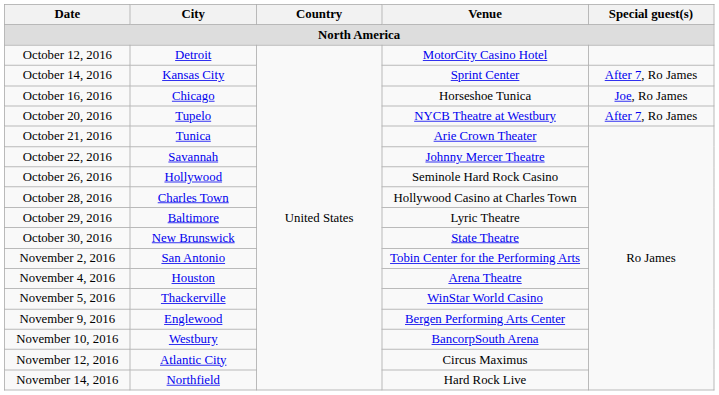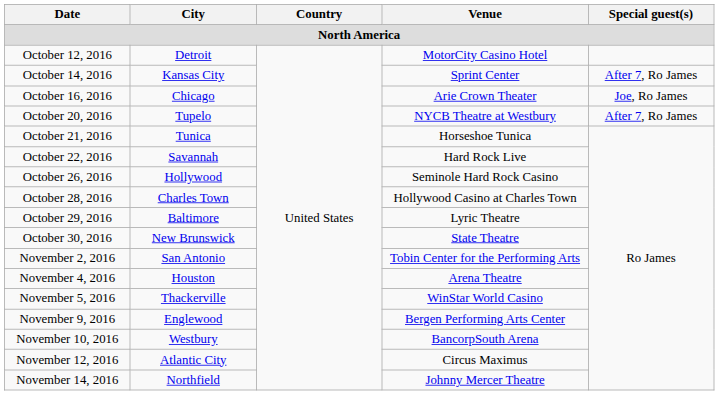(485, 95) Horseshoe Tunica -> (485, 95) Arie Crown Theater
(485, 136) Arie Crown Theater -> (485, 136) Horseshoe Tunica
(485, 156) Johnny Mercer Theatre -> (485, 156) Hard Rock Live
(485, 380) Hard Rock Live -> (485, 380) Johnny Mercer Theatre
